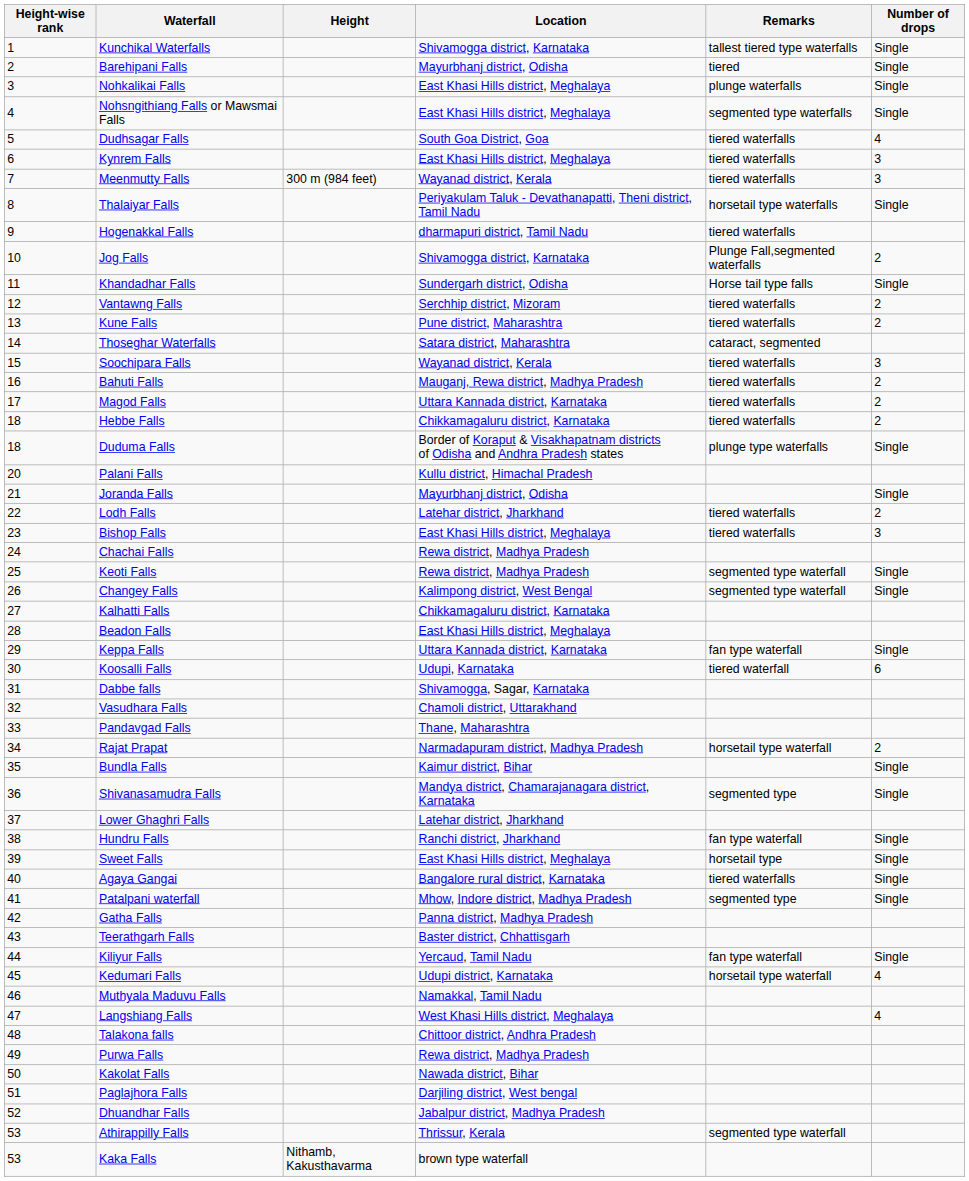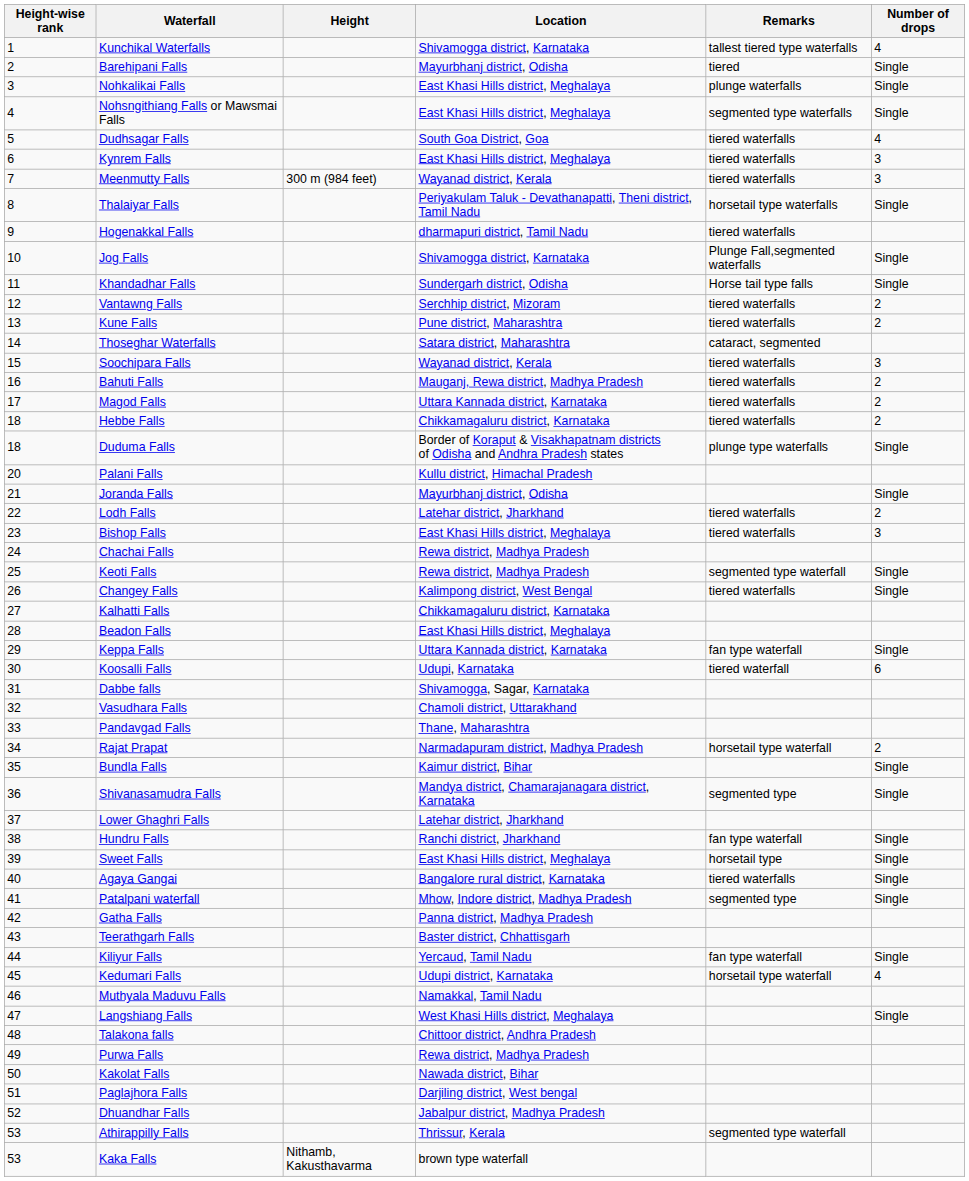(891, 47) Single -> (878, 47) 4
(878, 258) 2 -> (891, 258) Single
(777, 591) segmented type waterfall -> (752, 591) tiered waterfalls
(878, 1015) 4 -> (891, 1015) Single
